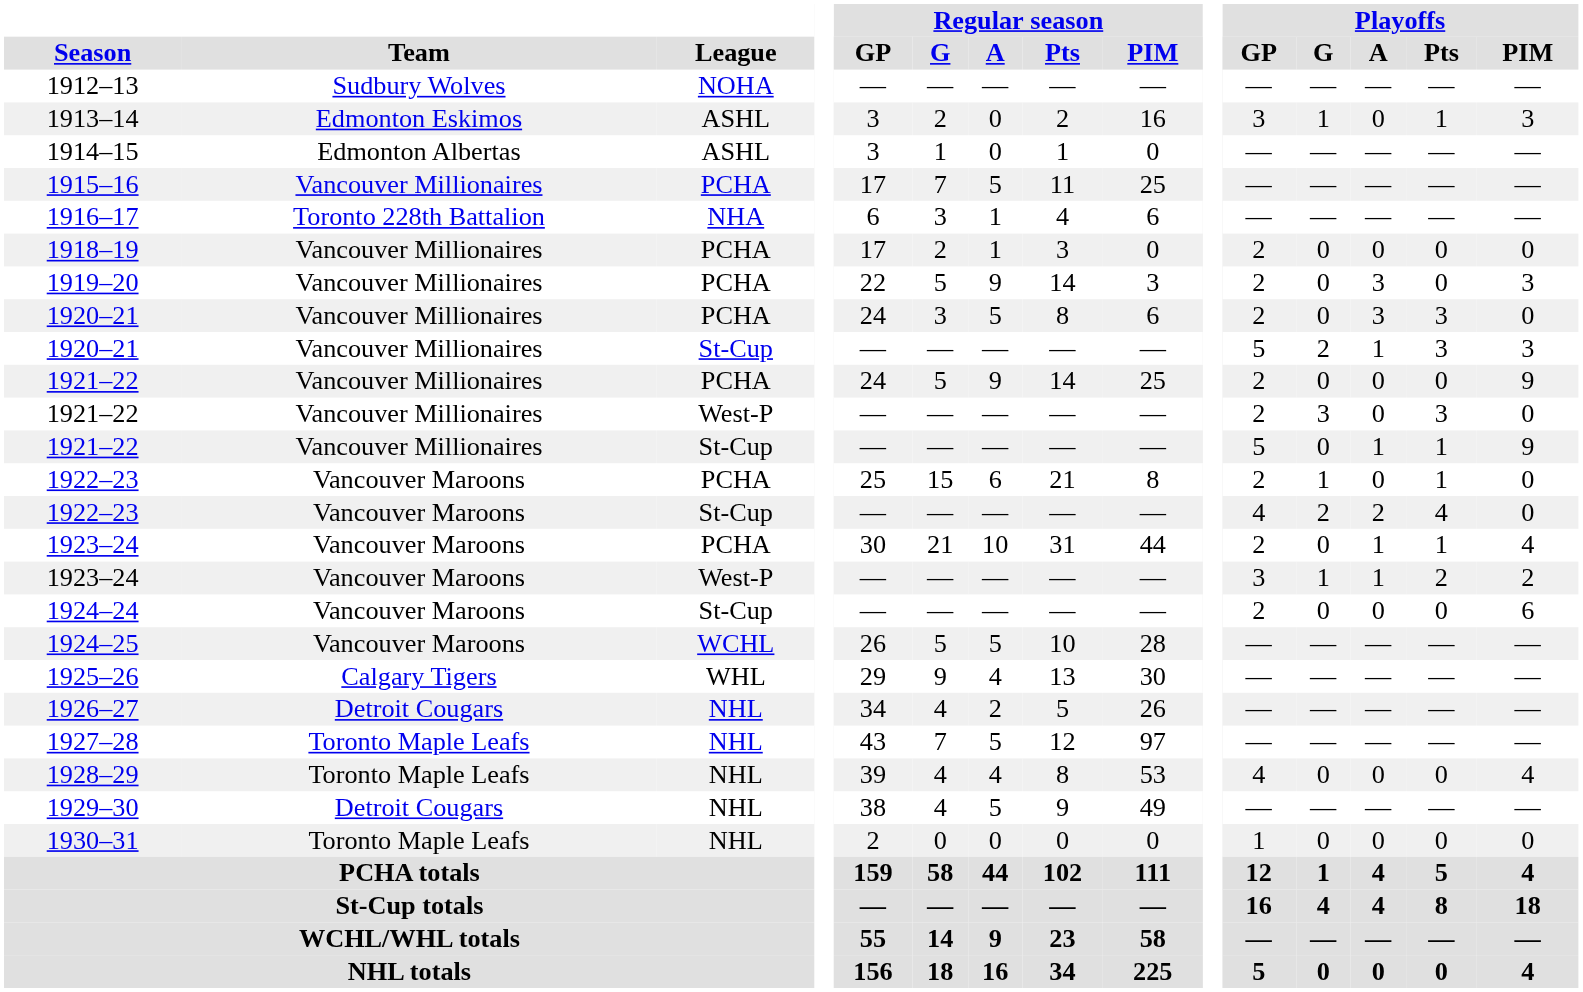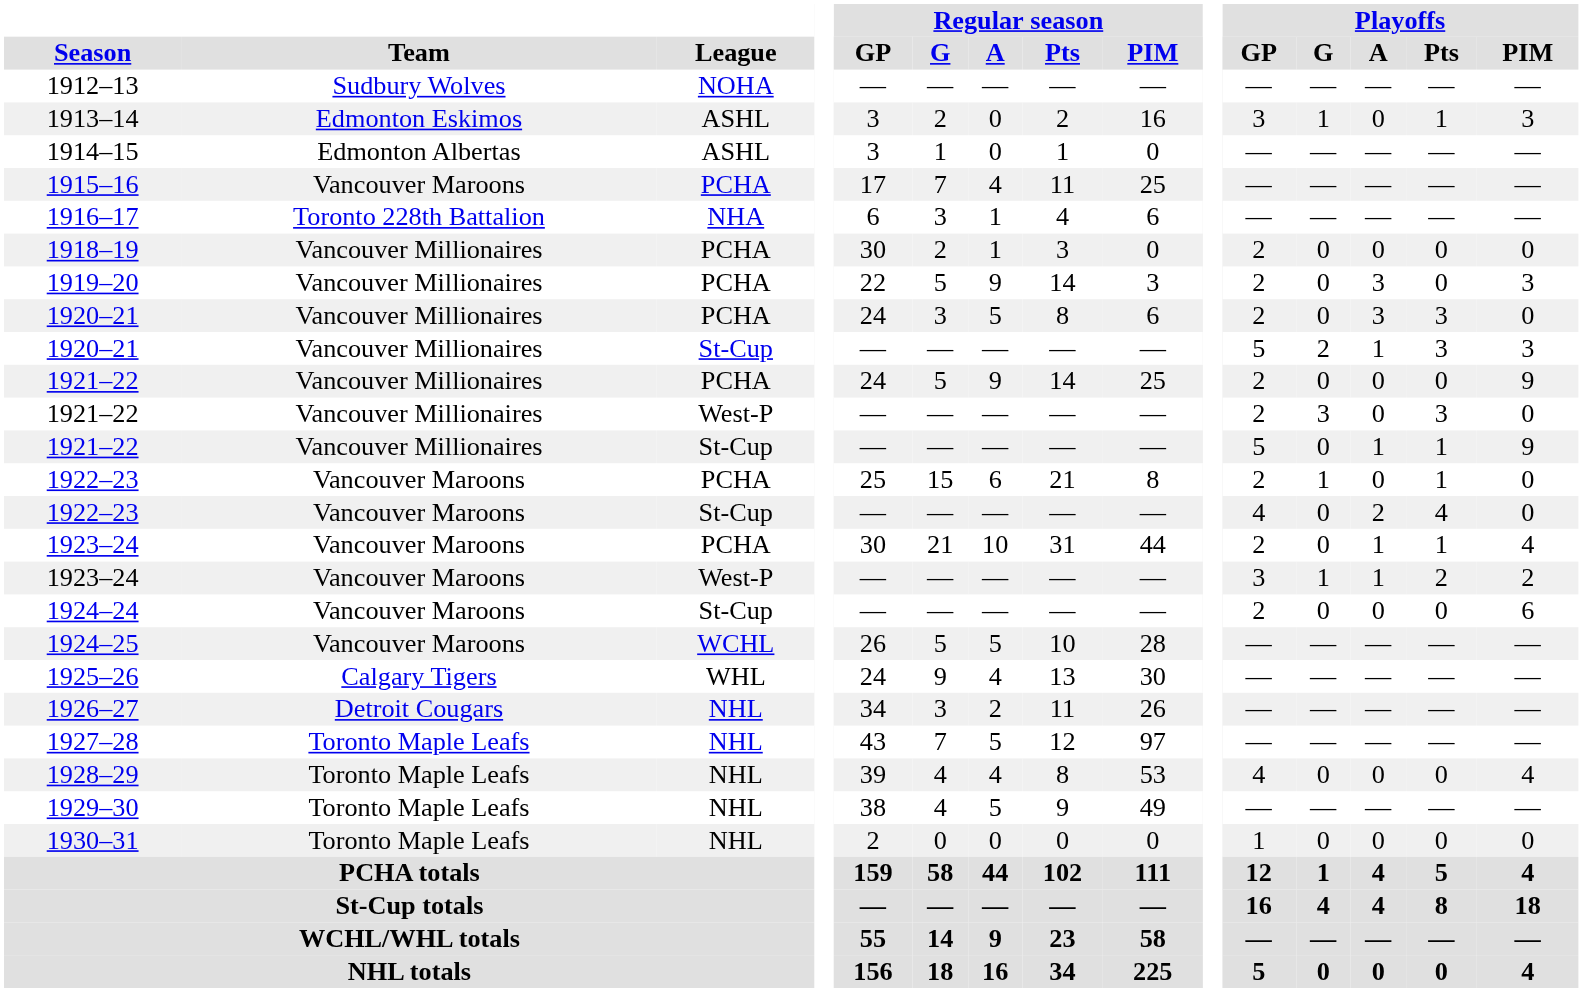(419, 184) Vancouver Millionaires -> (419, 184) Vancouver Maroons
(995, 184) 5 -> (995, 184) 4
(873, 249) 17 -> (873, 249) 30
(1323, 512) 2 -> (1323, 512) 0
(873, 676) 29 -> (873, 676) 24
(940, 708) 4 -> (940, 708) 3
(1062, 708) 5 -> (1062, 708) 11
(419, 807) Detroit Cougars -> (419, 807) Toronto Maple Leafs
